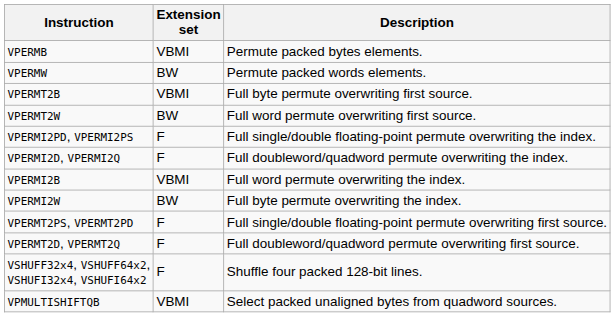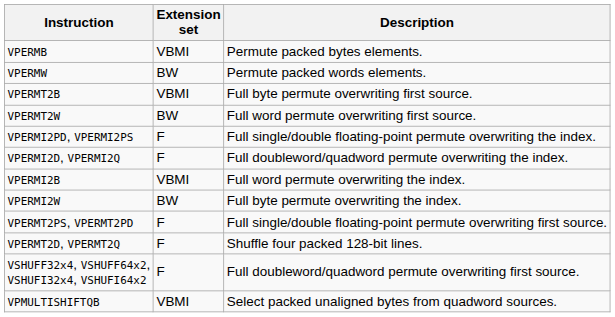(403, 243) Full doubleword/quadword permute overwriting first source. -> (325, 243) Shuffle four packed 128-bit lines.
(325, 272) Shuffle four packed 128-bit lines. -> (403, 272) Full doubleword/quadword permute overwriting first source.
